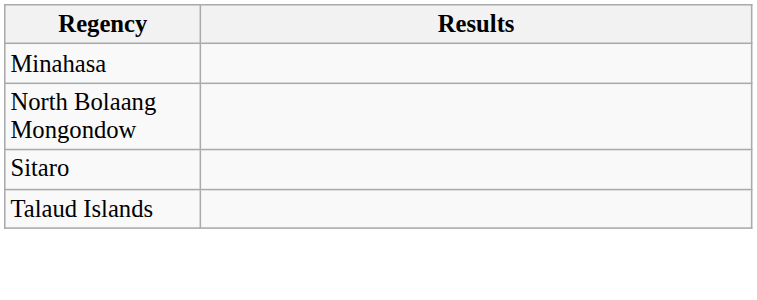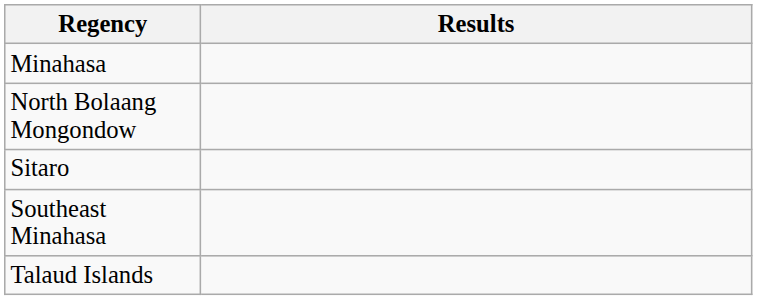+ row: (58, 221)
